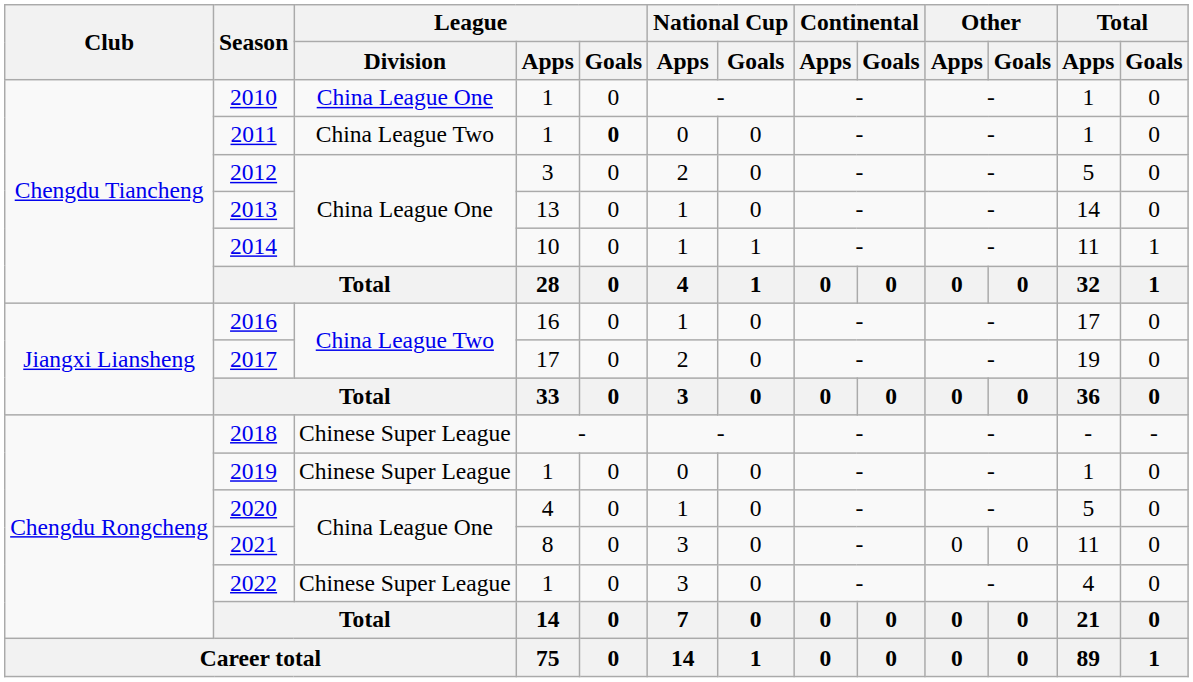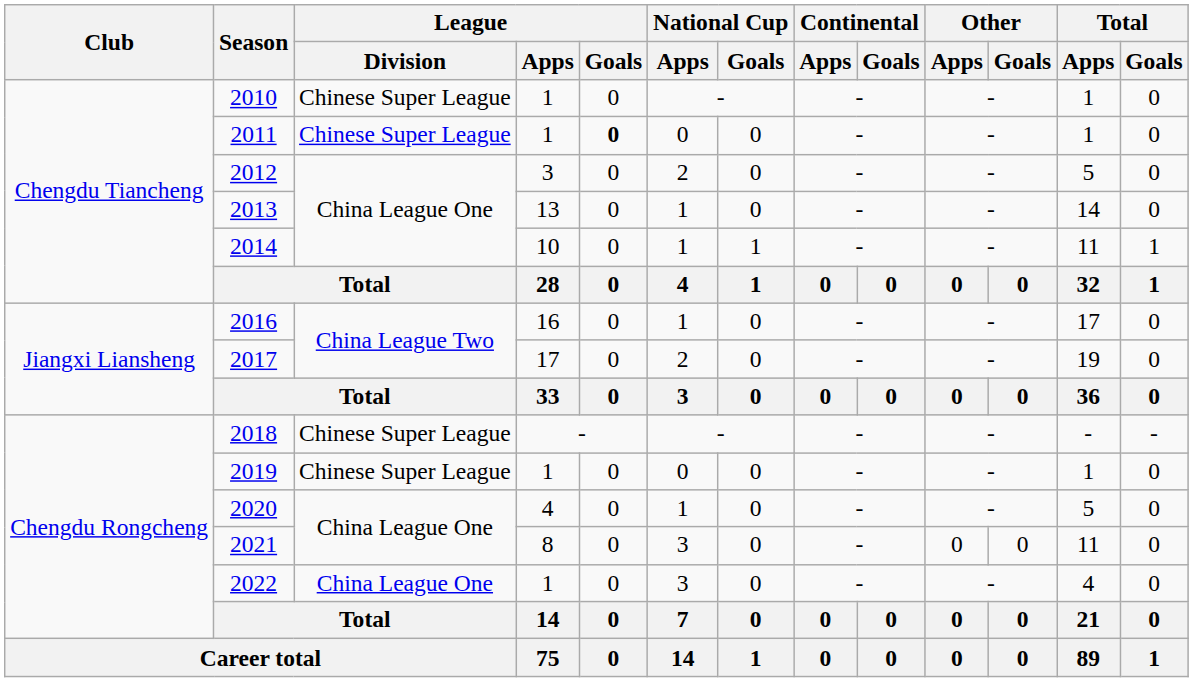(405, 97) China League One -> (405, 97) Chinese Super League
(405, 135) China League Two -> (405, 135) Chinese Super League
(405, 582) Chinese Super League -> (405, 582) China League One
